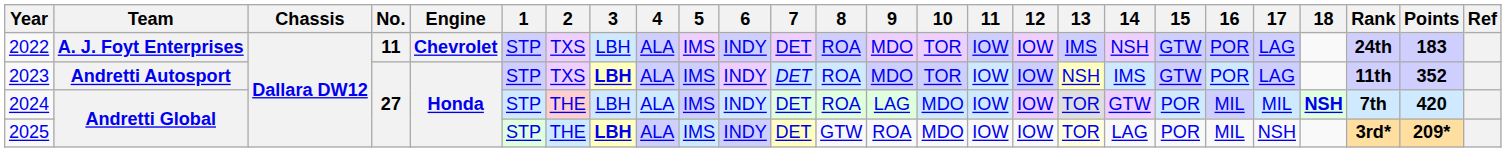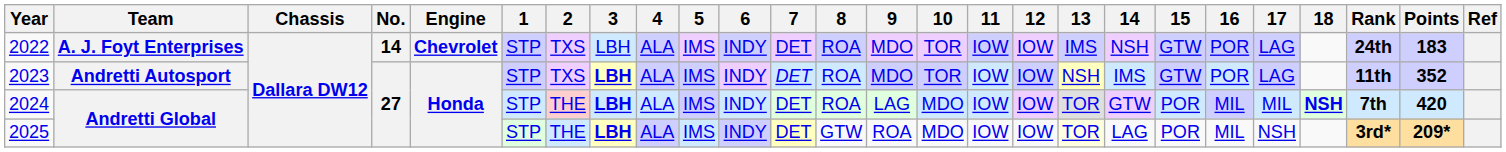(391, 47) 11 -> (391, 47) 14
(613, 104) normal -> (613, 104) bold
